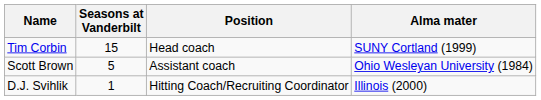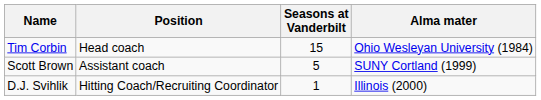columns swapped: (249, 21) <-> (111, 21)
(415, 47) SUNY Cortland (1999) -> (444, 47) Ohio Wesleyan University (1984)
(444, 67) Ohio Wesleyan University (1984) -> (415, 67) SUNY Cortland (1999)
